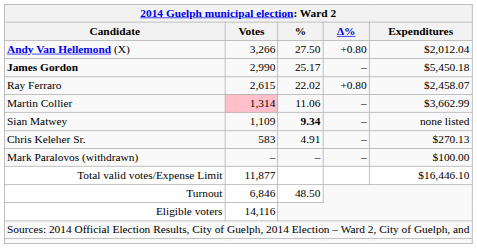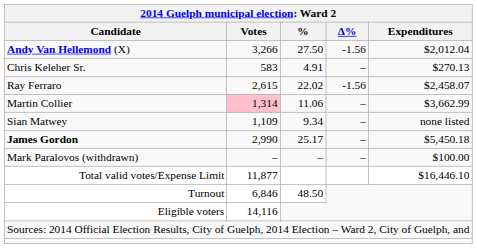(354, 49) +0.80 -> (354, 49) -1.56
rows swapped: (42, 67) <-> (46, 139)
(354, 85) +0.80 -> (354, 85) -1.56
(311, 121) bold -> (313, 121) normal
